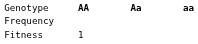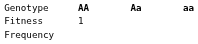rows swapped: (29, 21) <-> (24, 34)
